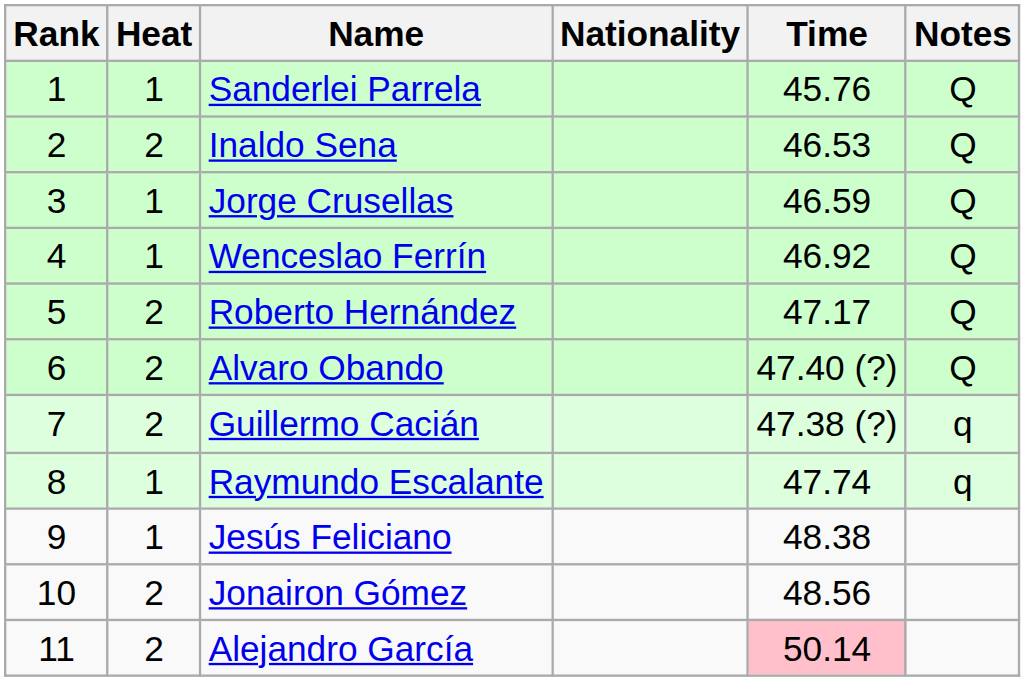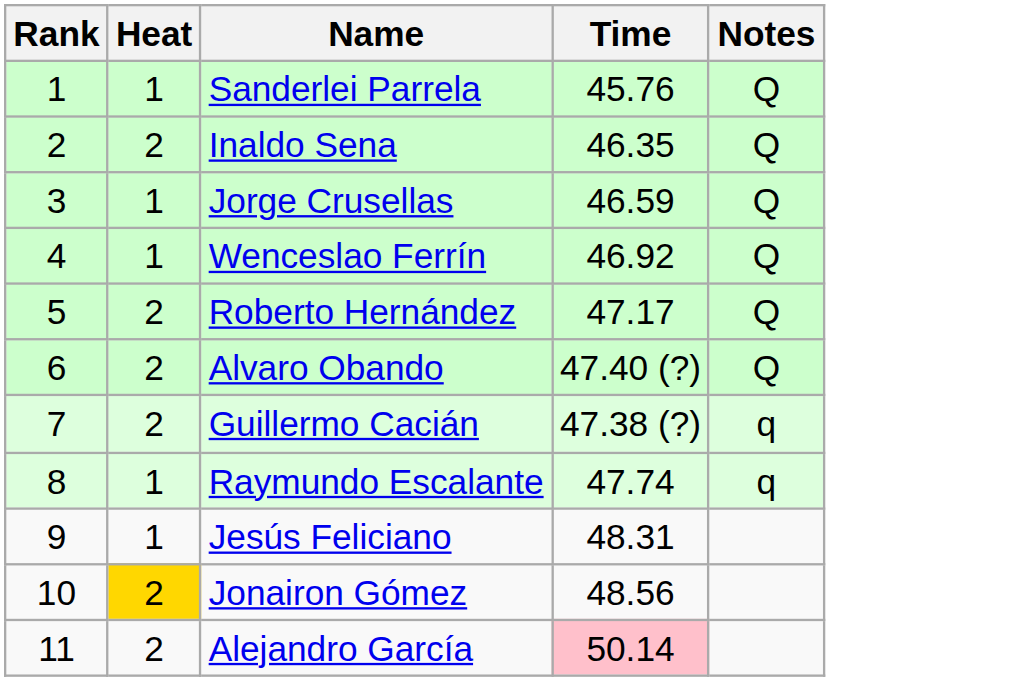- column: (650, 33)
(827, 145) 46.53 -> (631, 145) 46.35
(827, 536) 48.38 -> (631, 536) 48.31
(154, 592) no background -> (154, 592) gold background
